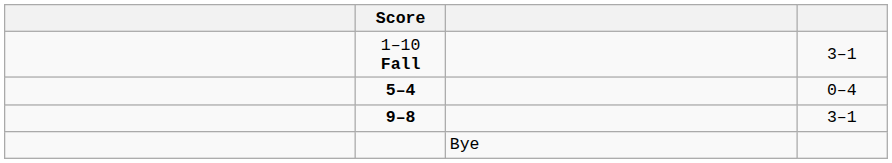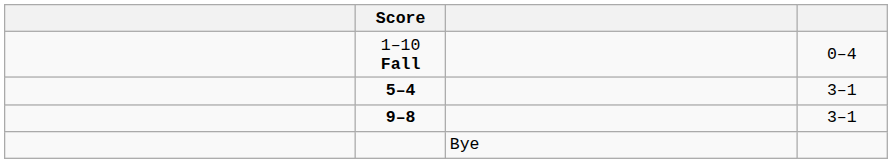(842, 55) 3–1 -> (842, 55) 0–4
(842, 91) 0–4 -> (842, 91) 3–1
